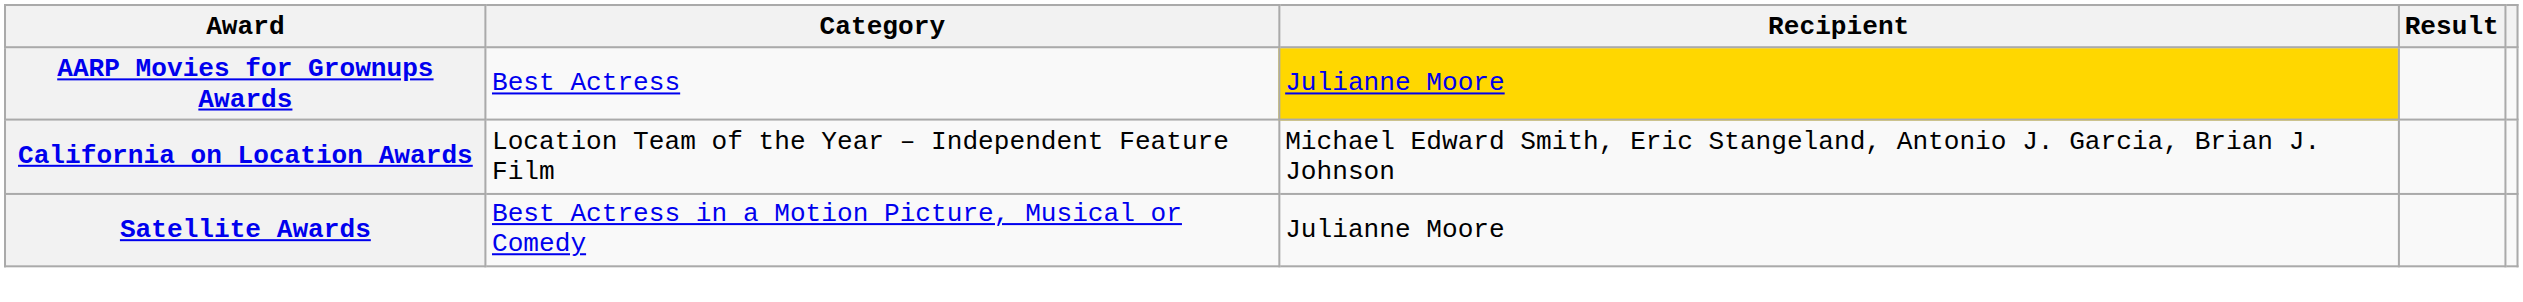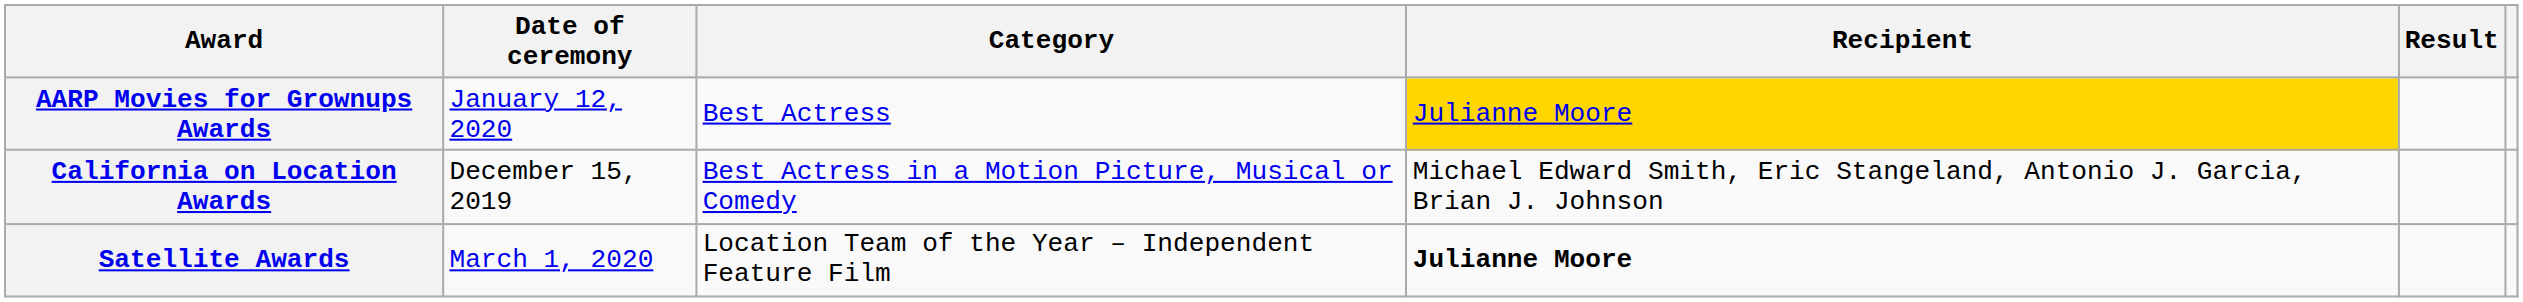+ column: (570, 41)
(860, 157) Location Team of the Year – Independent Feature Film -> (1048, 187) Best Actress in a Motion Picture, Musical or Comedy
(837, 229) Best Actress in a Motion Picture, Musical or Comedy -> (1008, 260) Location Team of the Year – Independent Feature Film
(1395, 229) normal -> (1523, 260) bold
